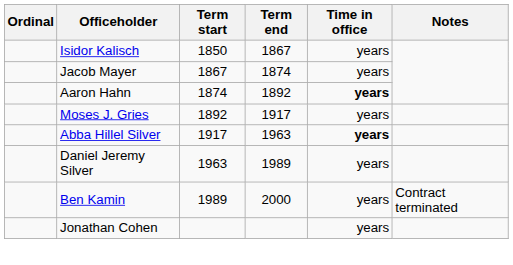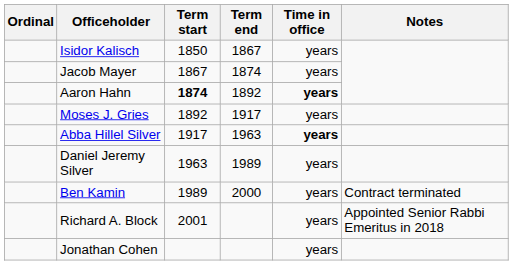(212, 93) normal -> (193, 93) bold
+ row: (109, 220)
